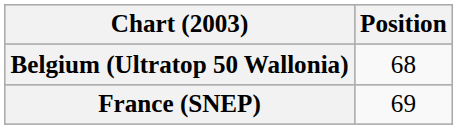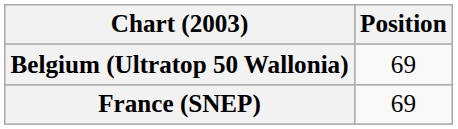(403, 64) 68 -> (403, 64) 69
